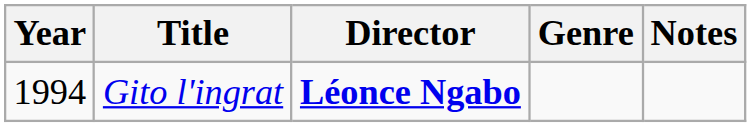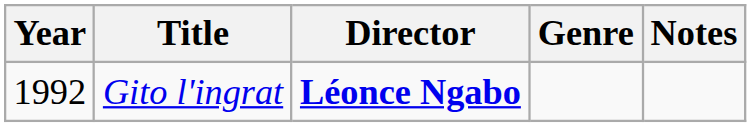(50, 90) 1994 -> (50, 90) 1992
